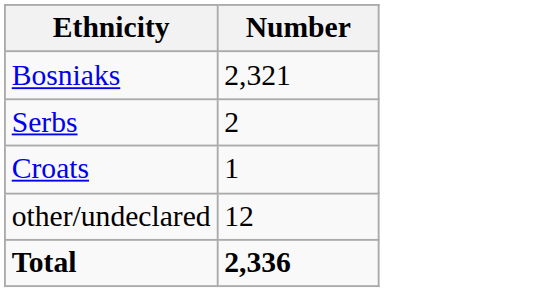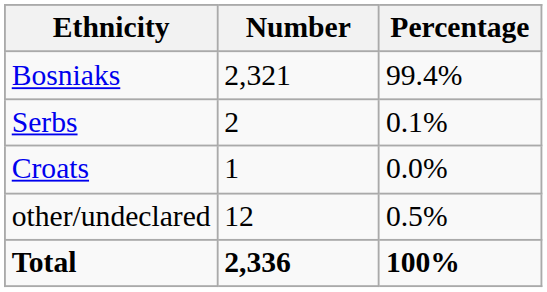+ column: (460, 27)
